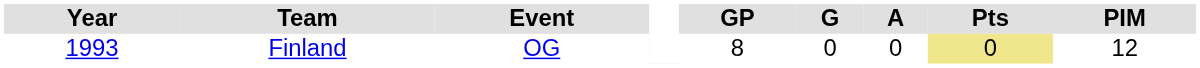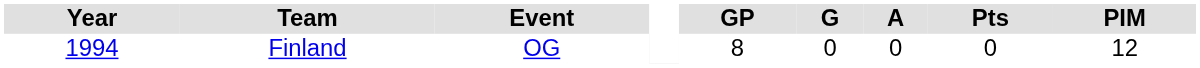(92, 48) 1993 -> (92, 48) 1994
(990, 48) khaki background -> (990, 48) no background
